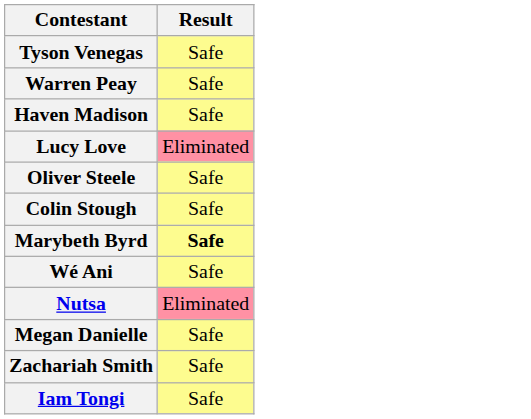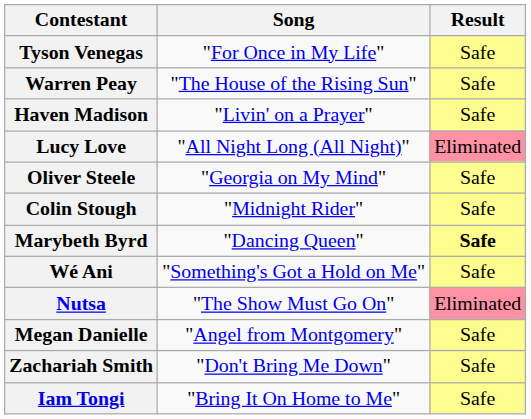+ column: (294, 20)
